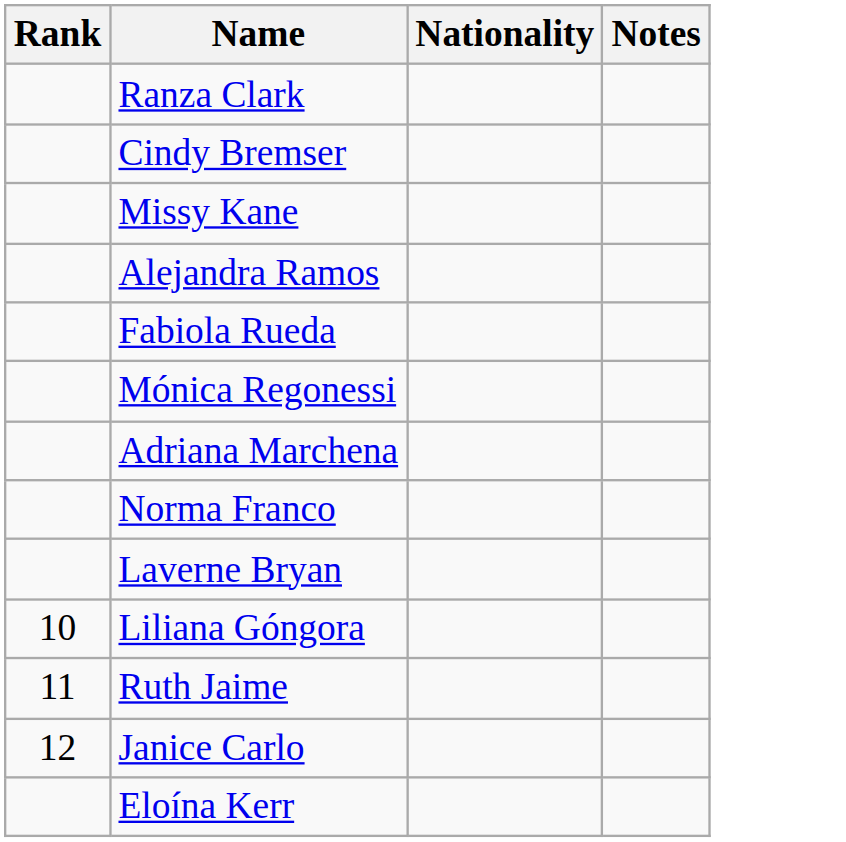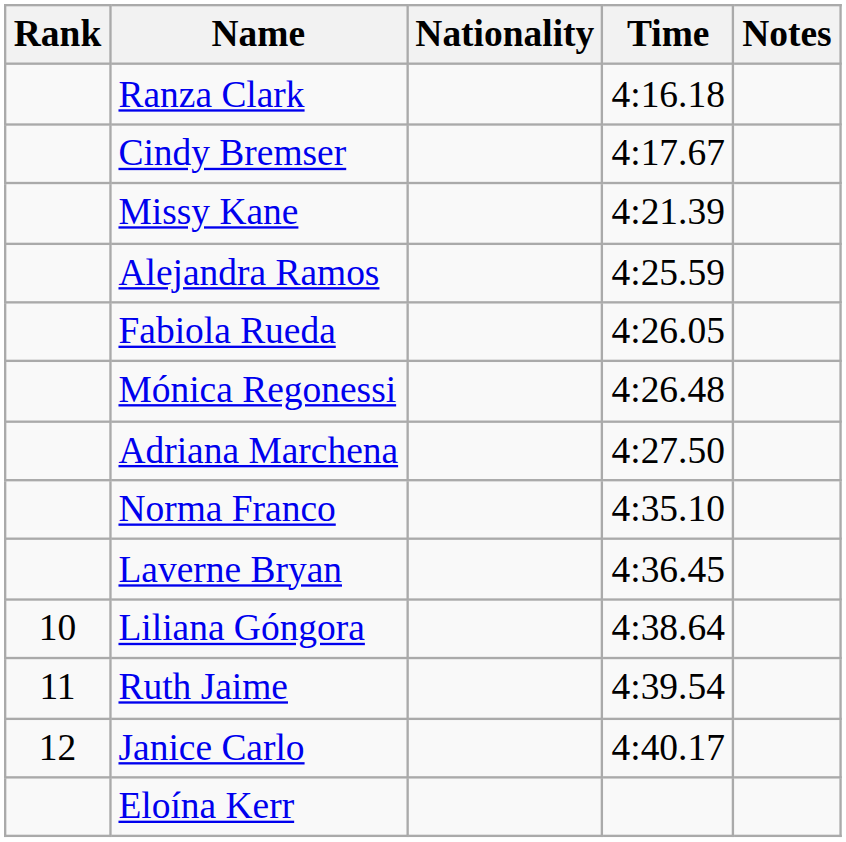+ column: (668, 34)
